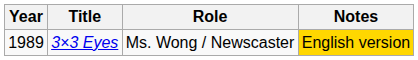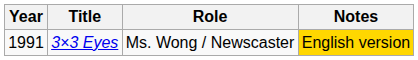(26, 42) 1989 -> (26, 42) 1991
